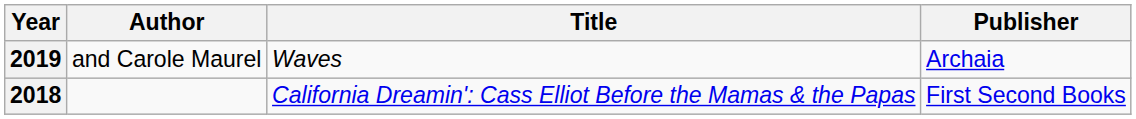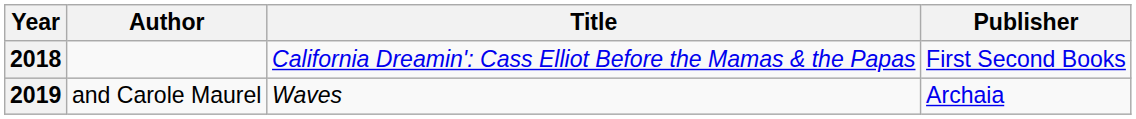rows swapped: (36, 95) <-> (36, 59)
